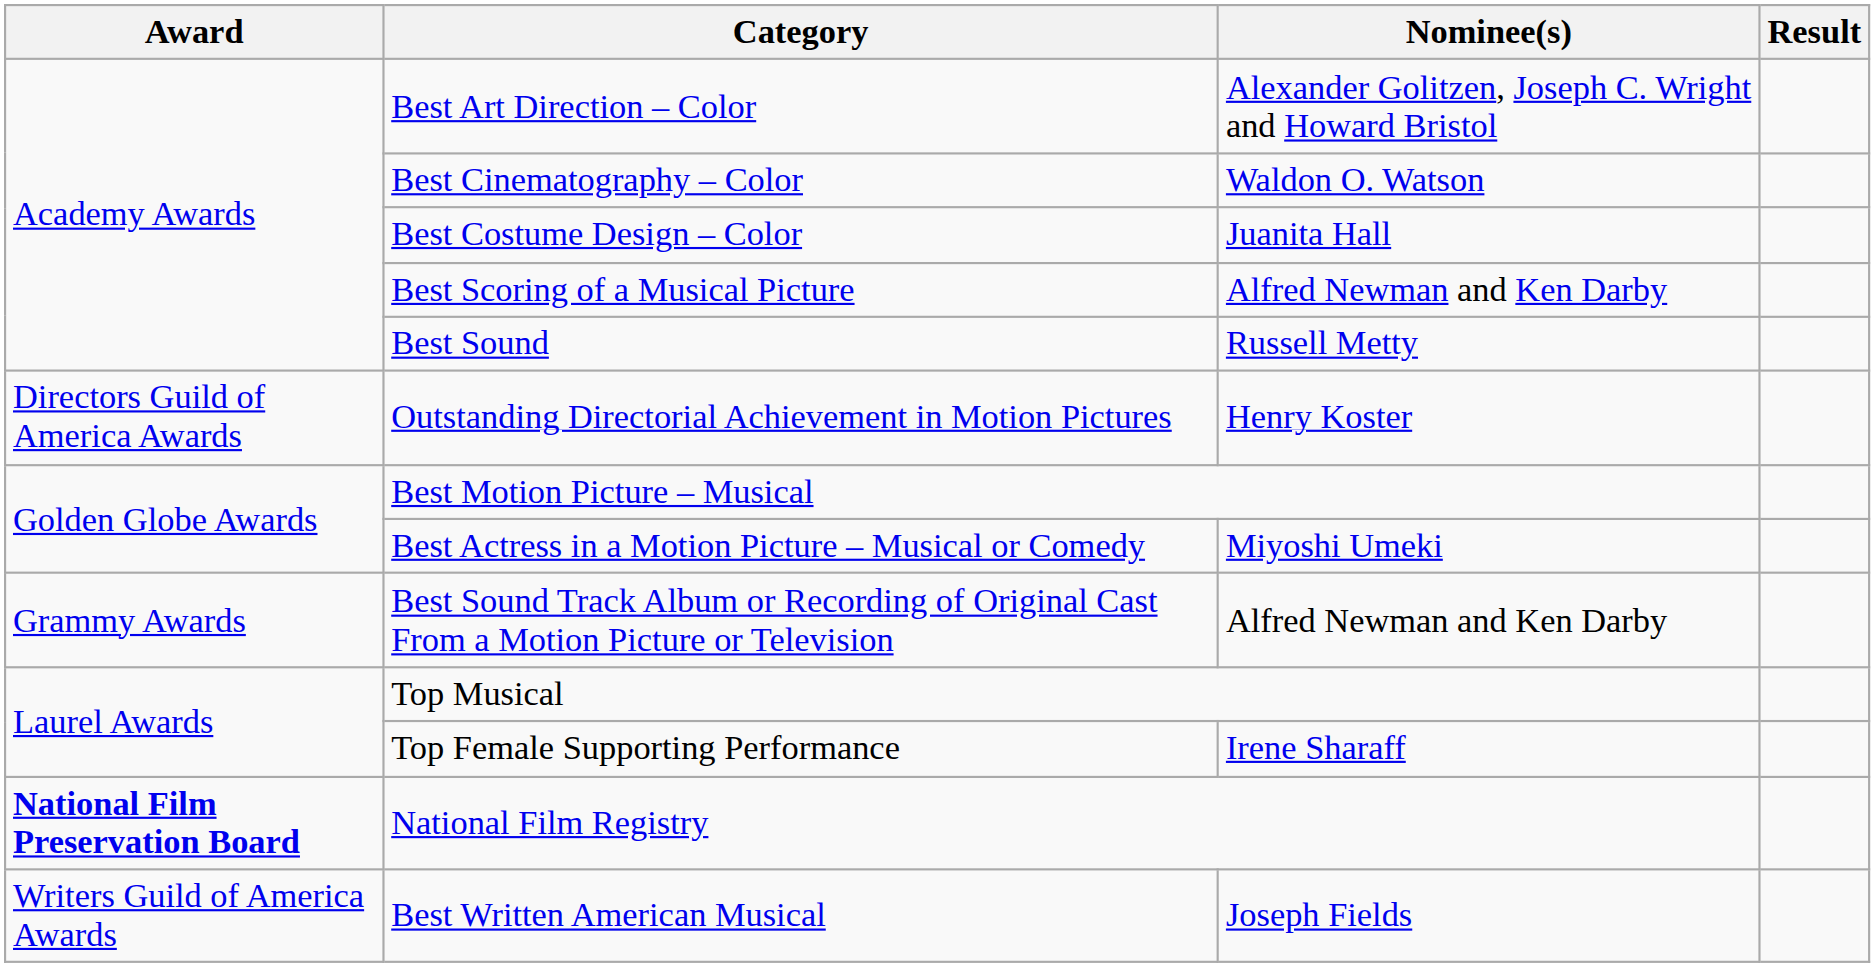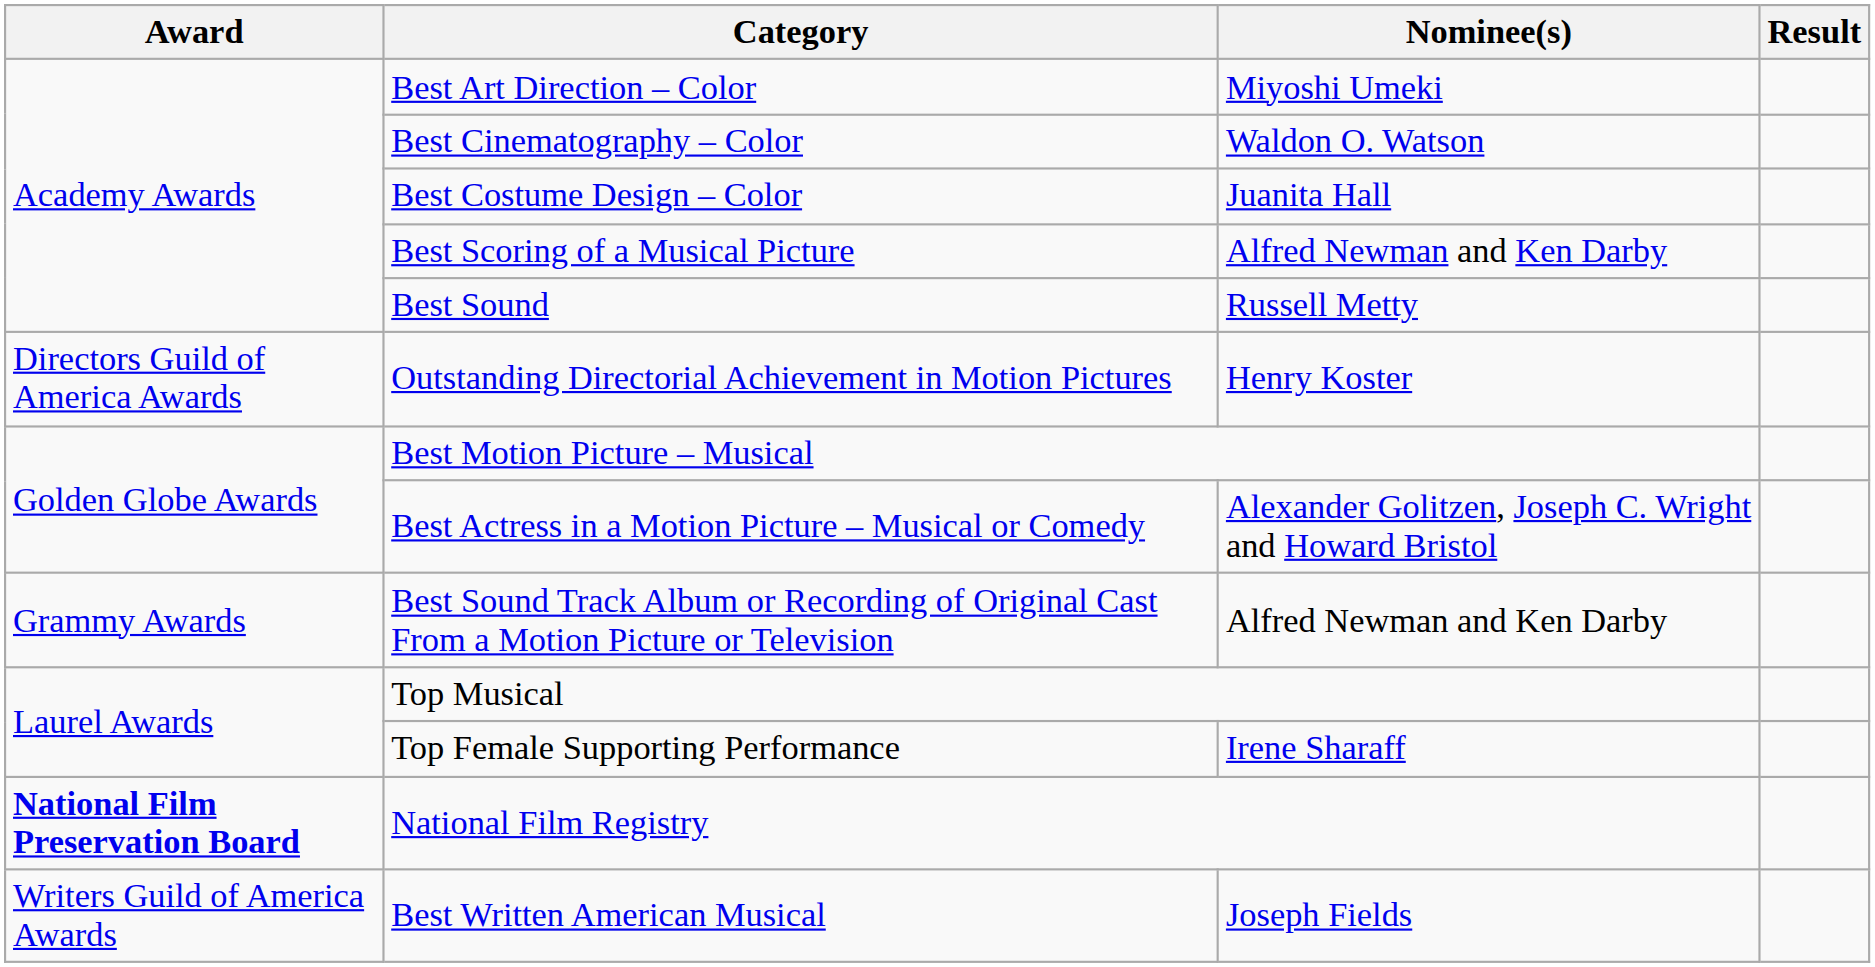(1489, 105) Alexander Golitzen, Joseph C. Wright and Howard Bristol -> (1334, 86) Miyoshi Umeki
(1334, 545) Miyoshi Umeki -> (1489, 526) Alexander Golitzen, Joseph C. Wright and Howard Bristol
